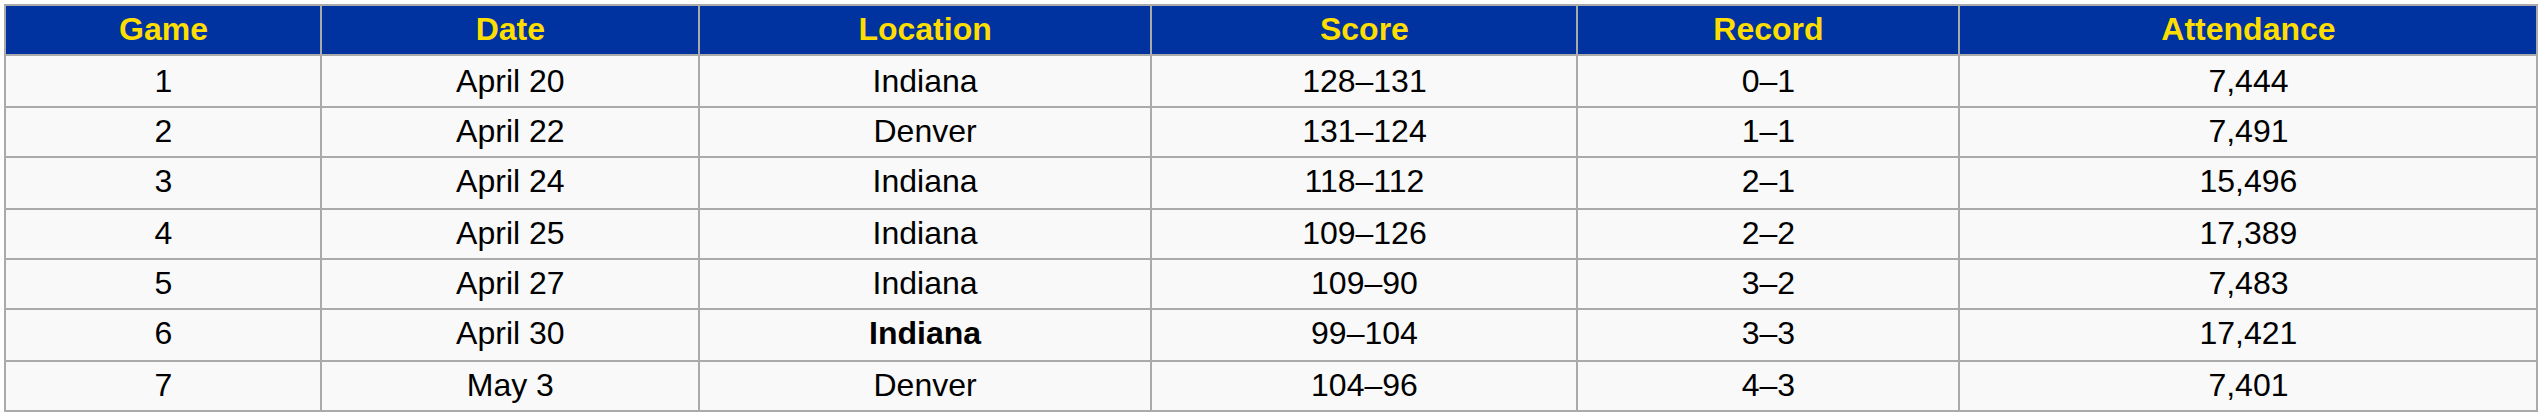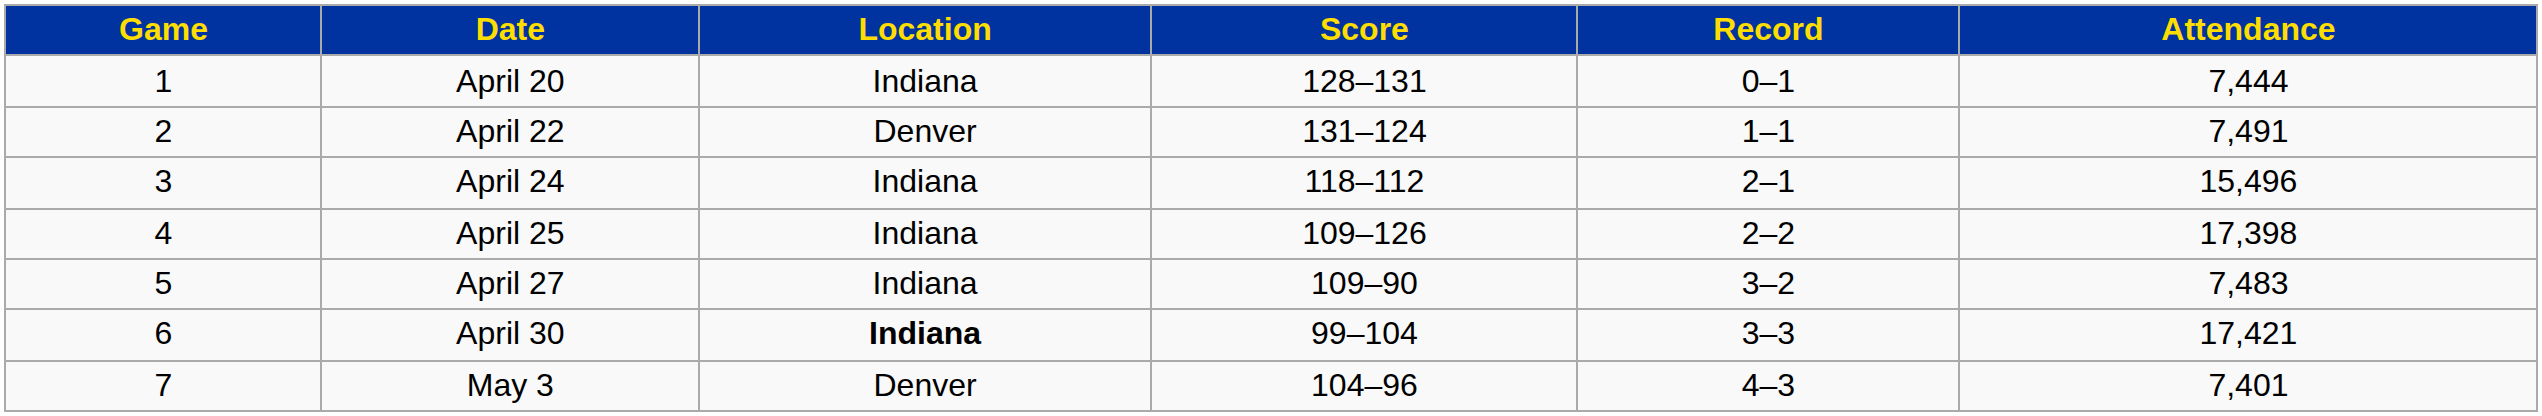(2248, 232) 17,389 -> (2248, 232) 17,398
